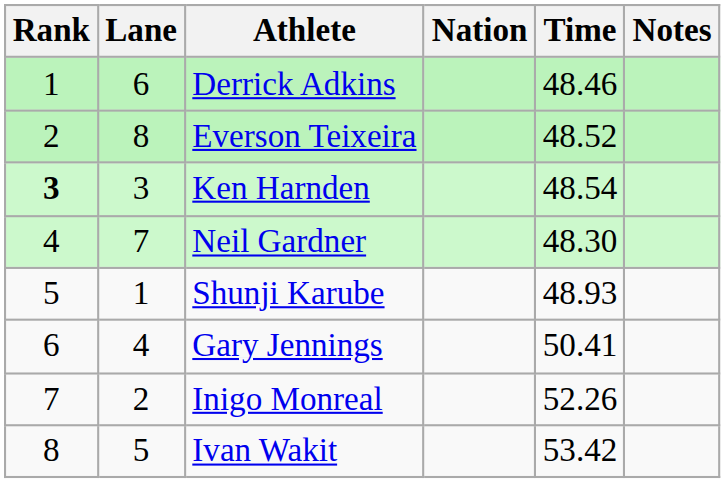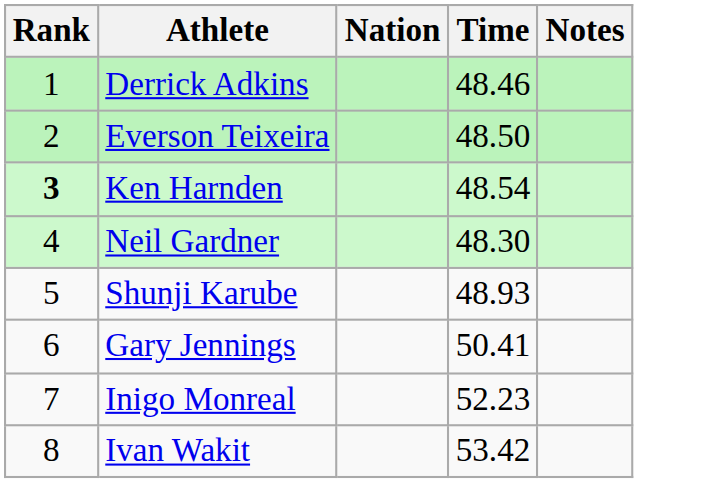- column: (141, 30)
(580, 135) 48.52 -> (493, 135) 48.50
(580, 398) 52.26 -> (493, 398) 52.23
